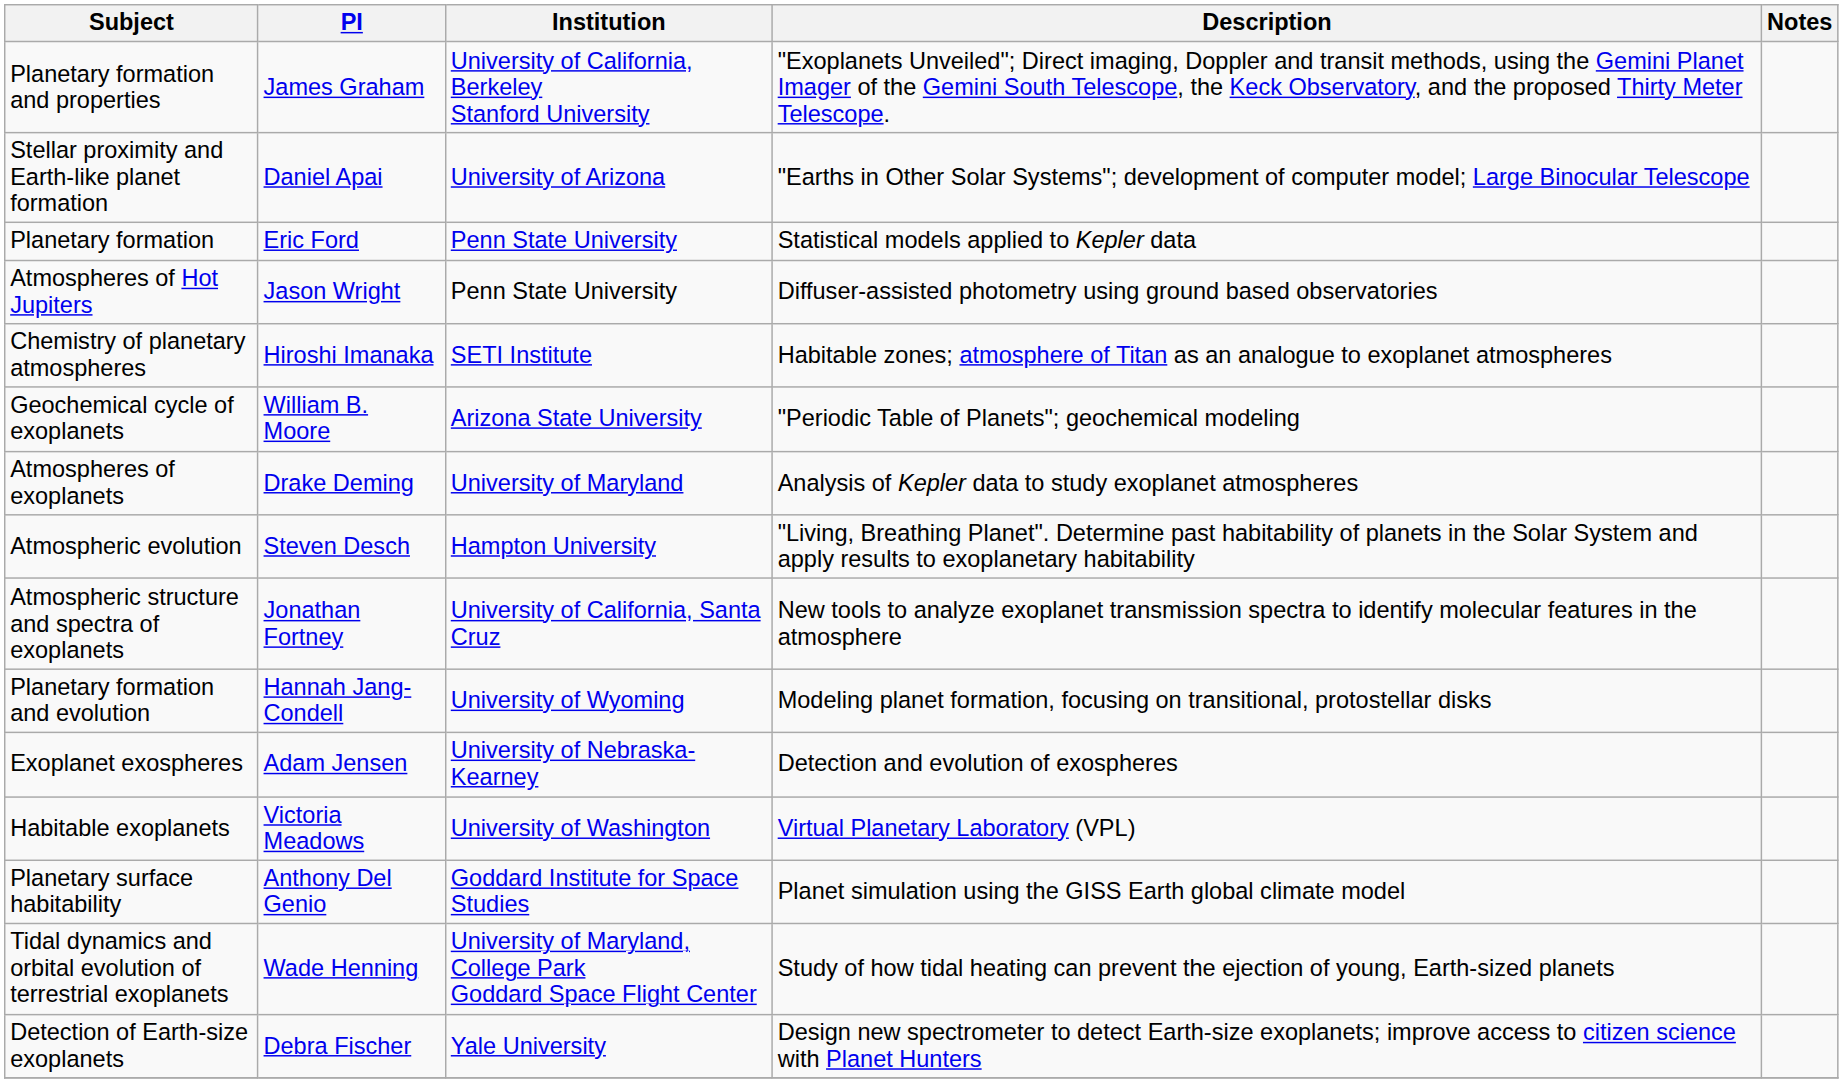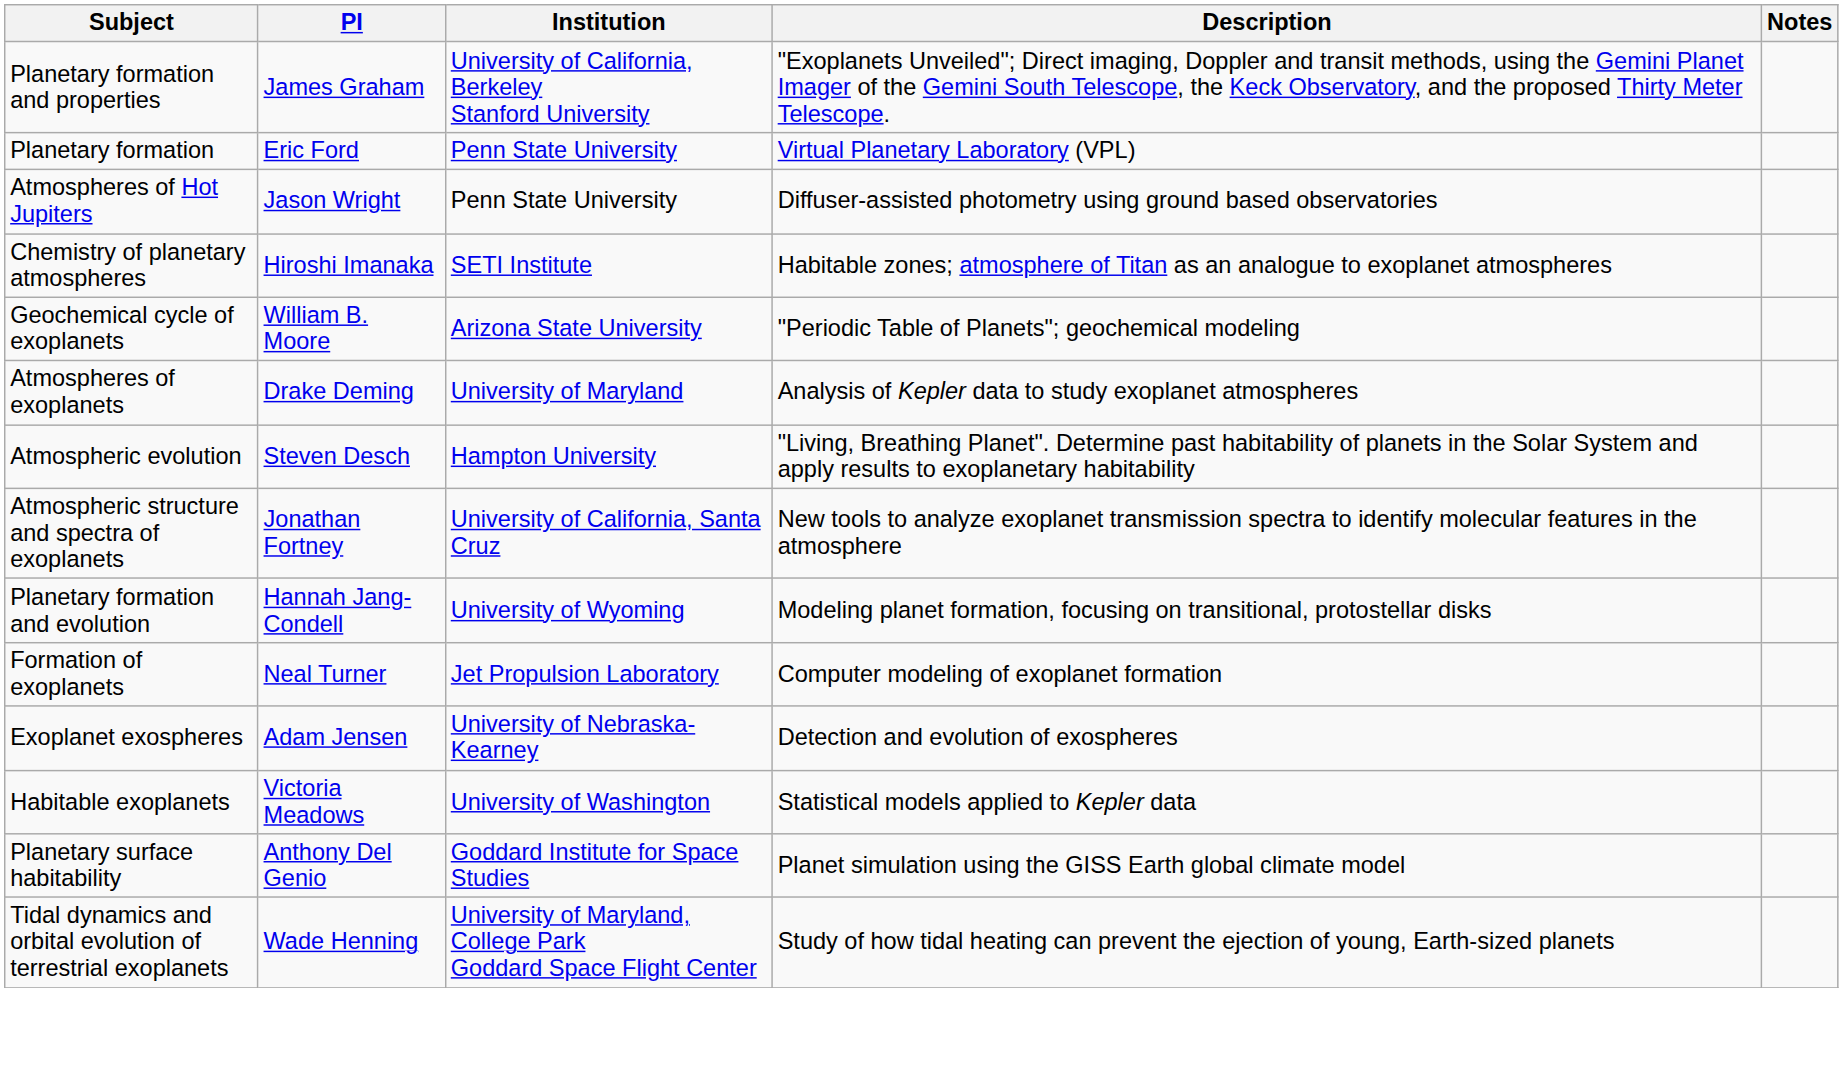- row: (117, 177)
(987, 240) Statistical models applied to Kepler data -> (957, 150) Virtual Planetary Laboratory (VPL)
+ row: (76, 673)
(957, 827) Virtual Planetary Laboratory (VPL) -> (987, 801) Statistical models applied to Kepler data
- row: (129, 1045)
